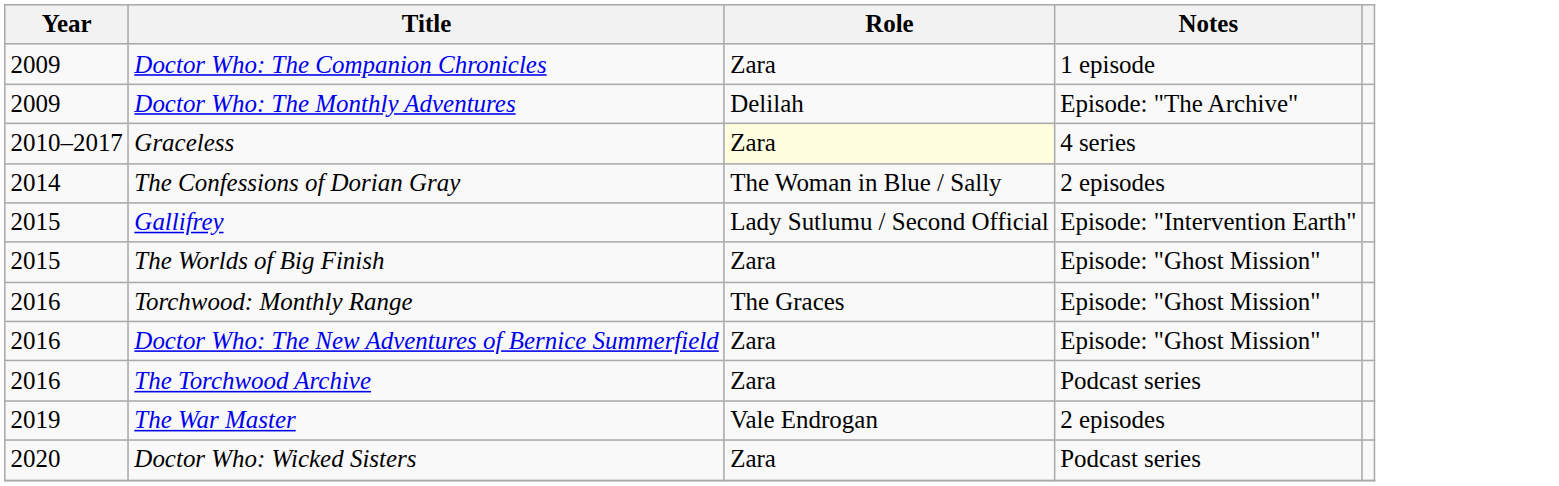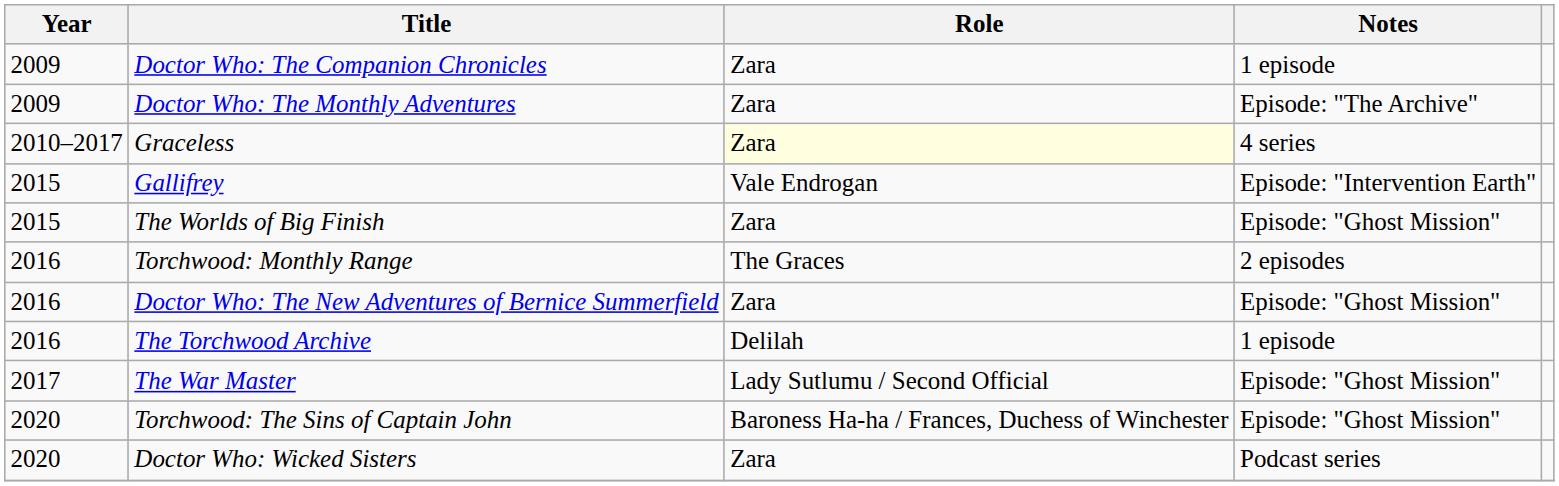(767, 103) Delilah -> (753, 103) Zara
- row: (297, 182)
(889, 222) Lady Sutlumu / Second Official -> (804, 182) Vale Endrogan
(1190, 301) Episode: "Ghost Mission" -> (1292, 261) 2 episodes
(753, 380) Zara -> (767, 340) Delilah
(1131, 380) Podcast series -> (1287, 340) 1 episode
(35, 420) 2019 -> (35, 380) 2017
(804, 420) Vale Endrogan -> (889, 380) Lady Sutlumu / Second Official
(1113, 420) 2 episodes -> (1370, 380) Episode: "Ghost Mission"
+ row: (323, 420)
